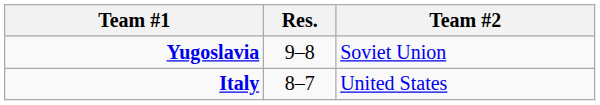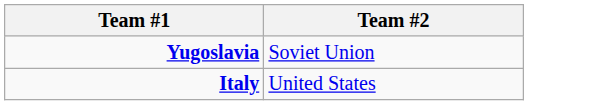- column: (300, 20)
